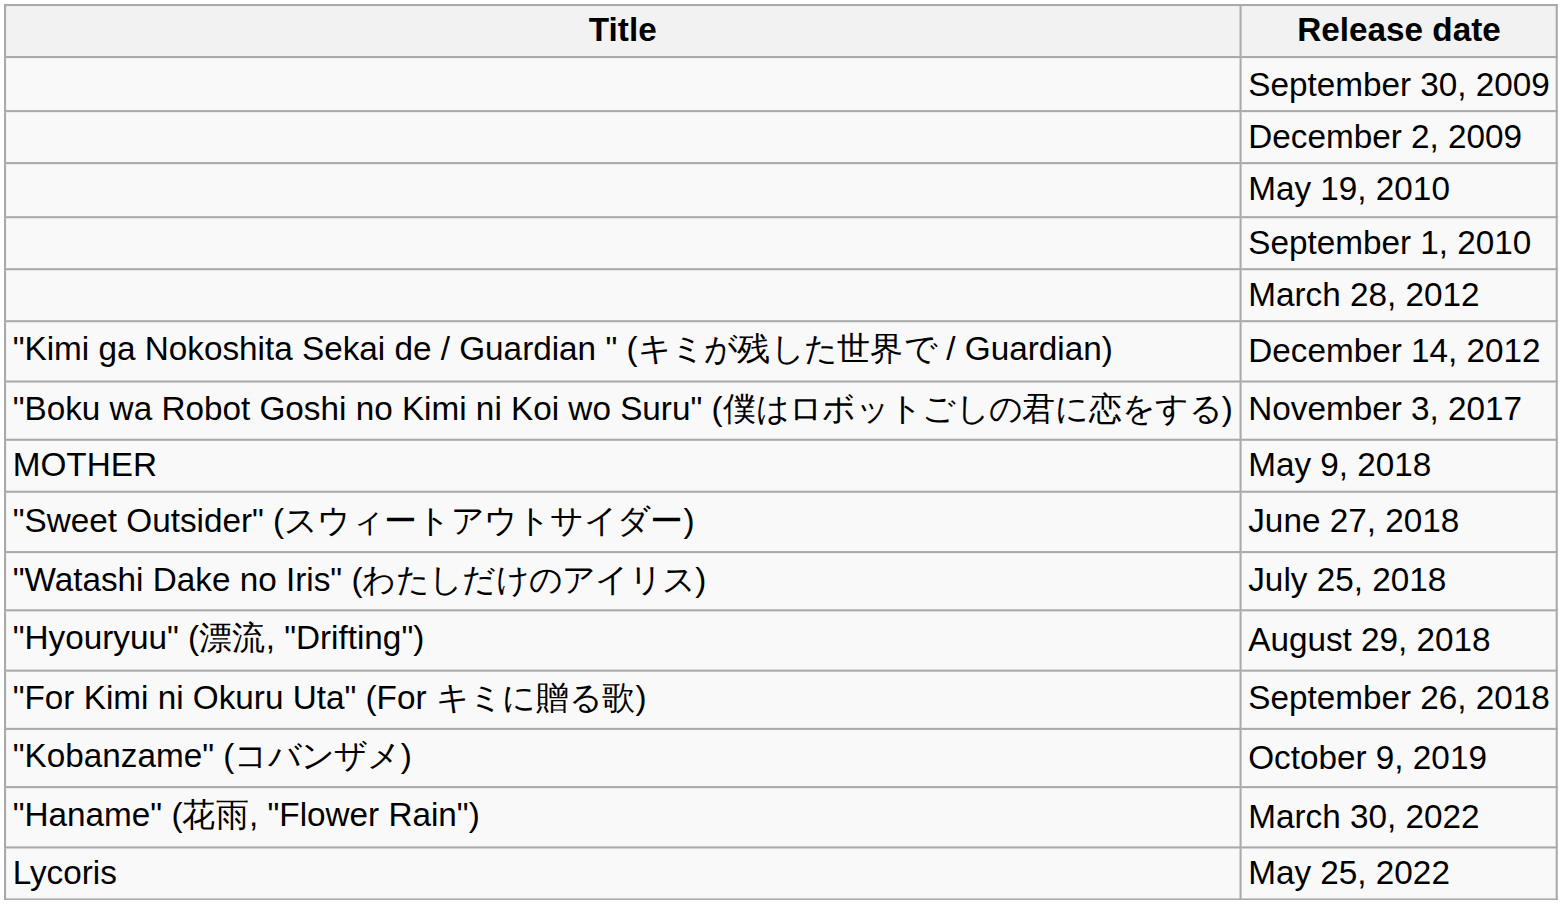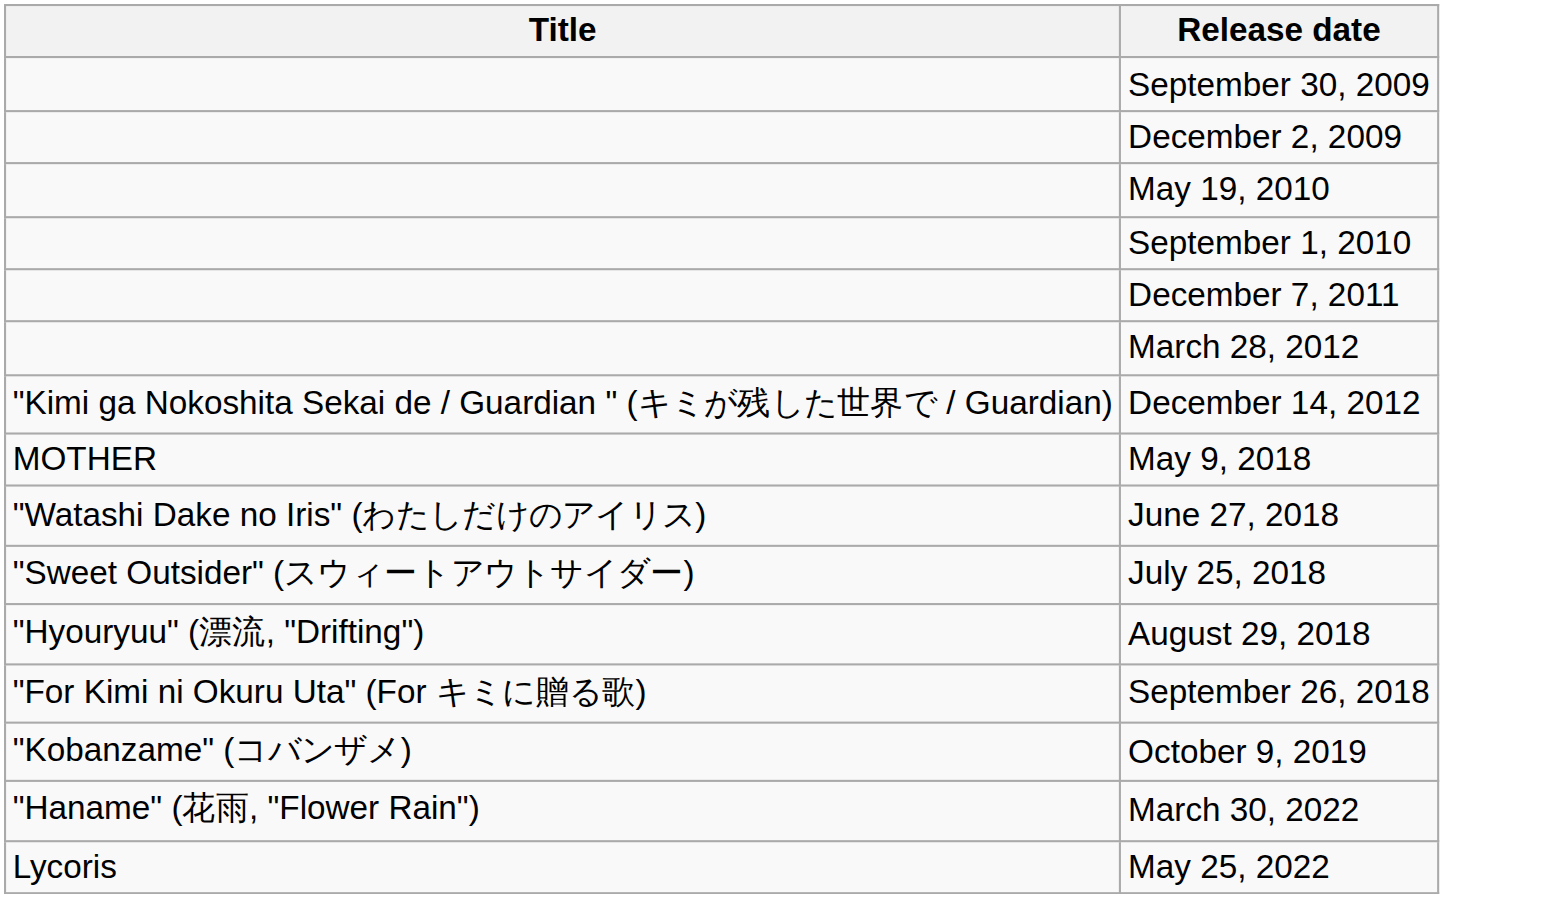+ row: (1264, 294)
- row: (1385, 409)
(354, 520) "Sweet Outsider" (スウィートアウトサイダー) -> (360, 514) "Watashi Dake no Iris" (わたしだけのアイリス)
(360, 579) "Watashi Dake no Iris" (わたしだけのアイリス) -> (354, 573) "Sweet Outsider" (スウィートアウトサイダー)
